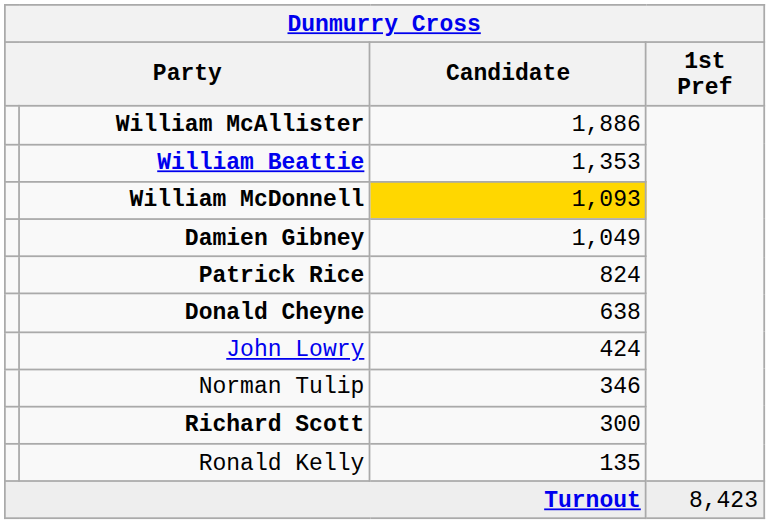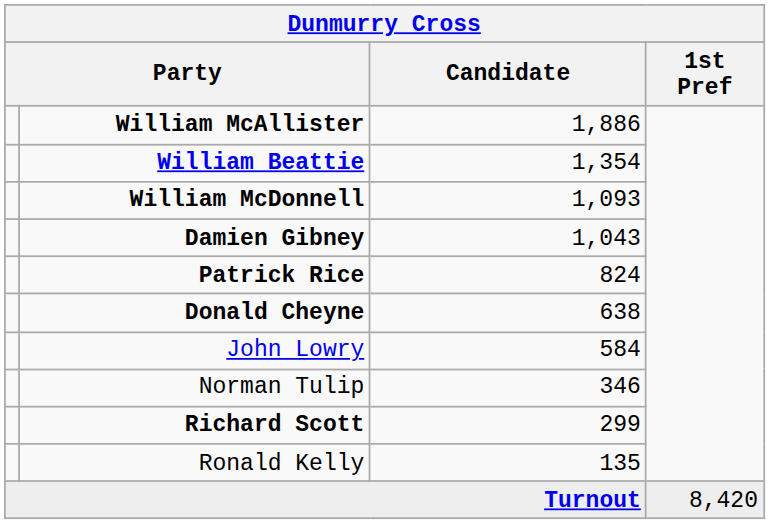(606, 163) 1,353 -> (606, 163) 1,354
(606, 200) gold background -> (606, 200) no background
(606, 238) 1,049 -> (606, 238) 1,043
(620, 350) 424 -> (620, 350) 584
(620, 425) 300 -> (620, 425) 299
(723, 500) 8,423 -> (723, 500) 8,420
